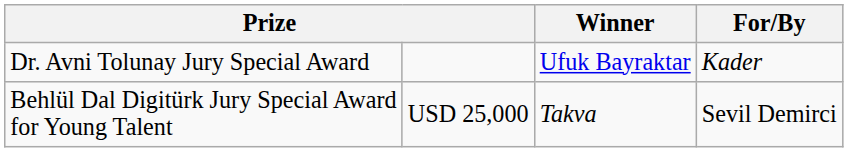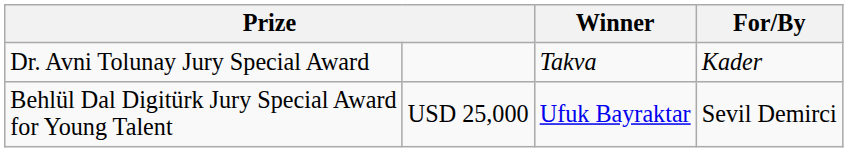(615, 61) Ufuk Bayraktar -> (568, 61) Takva
(568, 113) Takva -> (615, 113) Ufuk Bayraktar
